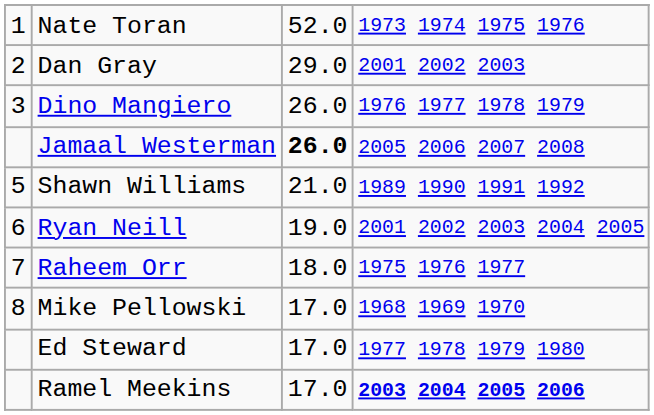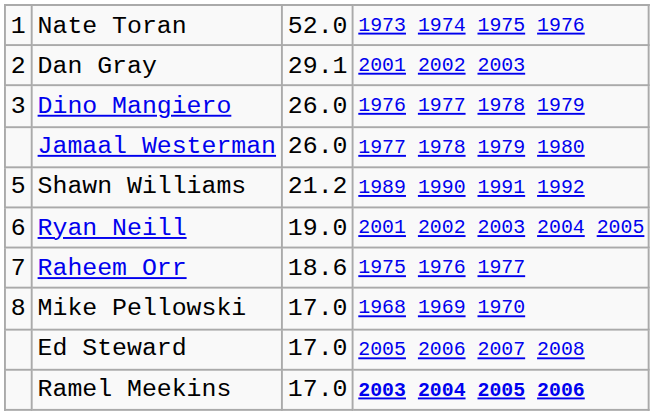(318, 66) 29.0 -> (318, 66) 29.1
(318, 147) bold -> (318, 147) normal
(472, 147) 2005 2006 2007 2008 -> (472, 147) 1977 1978 1979 1980
(318, 187) 21.0 -> (318, 187) 21.2
(318, 268) 18.0 -> (318, 268) 18.6
(472, 349) 1977 1978 1979 1980 -> (472, 349) 2005 2006 2007 2008
